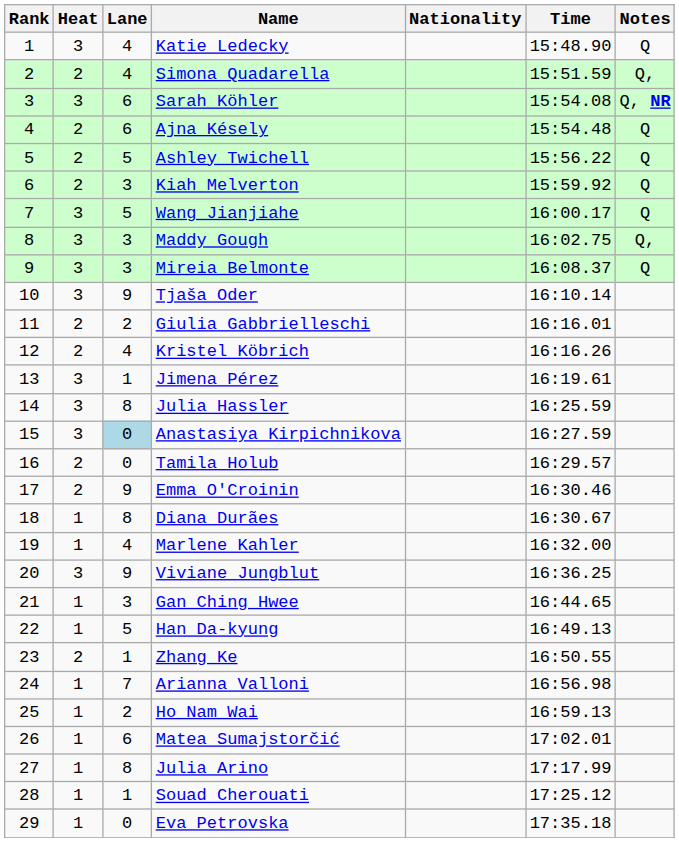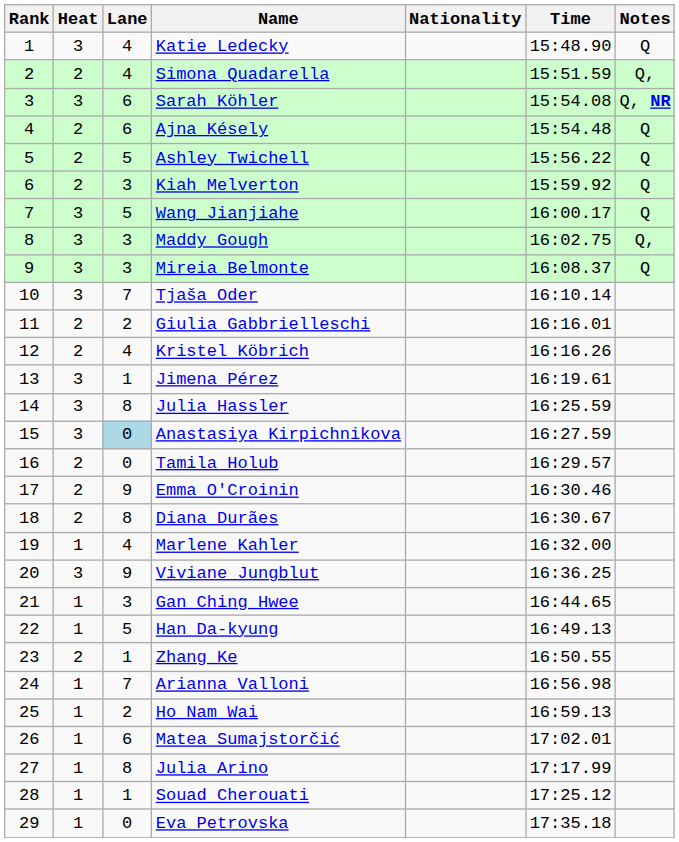(127, 296) 9 -> (127, 296) 7
(78, 518) 1 -> (78, 518) 2
